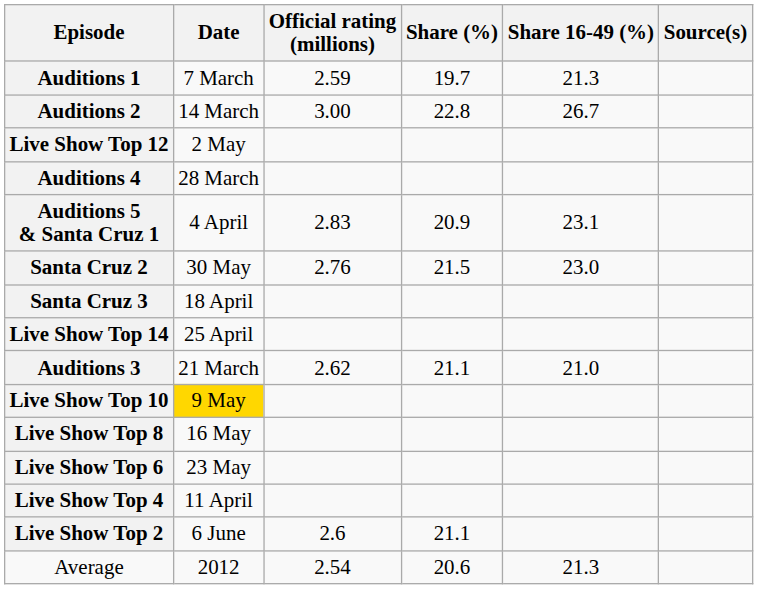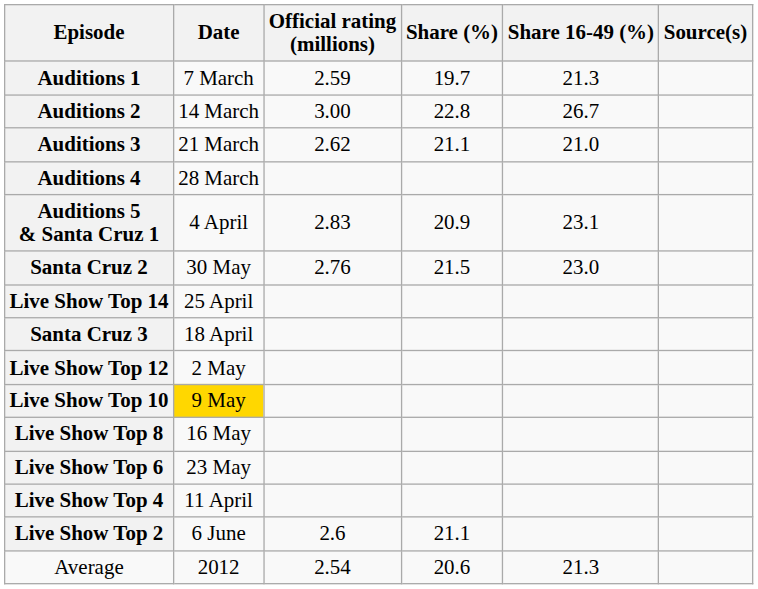rows swapped: (89, 367) <-> (89, 144)
rows swapped: (89, 300) <-> (89, 334)
